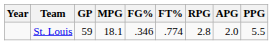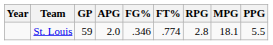columns swapped: (110, 13) <-> (227, 13)
